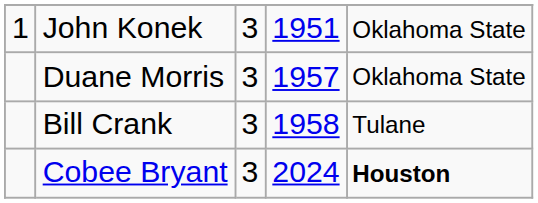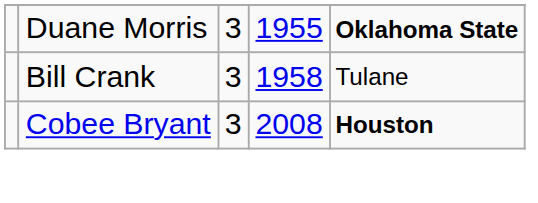- row: (123, 28)
(306, 76) 1957 -> (289, 28) 1955
(439, 77) normal -> (427, 29) bold
(306, 172) 2024 -> (289, 124) 2008
